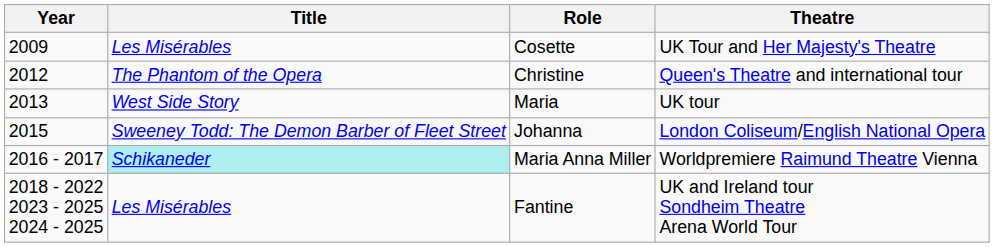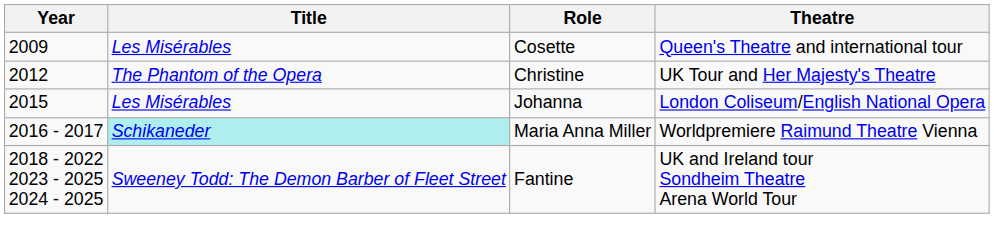(798, 46) UK Tour and Her Majesty's Theatre -> (811, 46) Queen's Theatre and international tour
(811, 74) Queen's Theatre and international tour -> (798, 74) UK Tour and Her Majesty's Theatre
- row: (536, 103)
(309, 131) Sweeney Todd: The Demon Barber of Fleet Street -> (171, 103) Les Misérables
(171, 207) Les Misérables -> (309, 179) Sweeney Todd: The Demon Barber of Fleet Street
